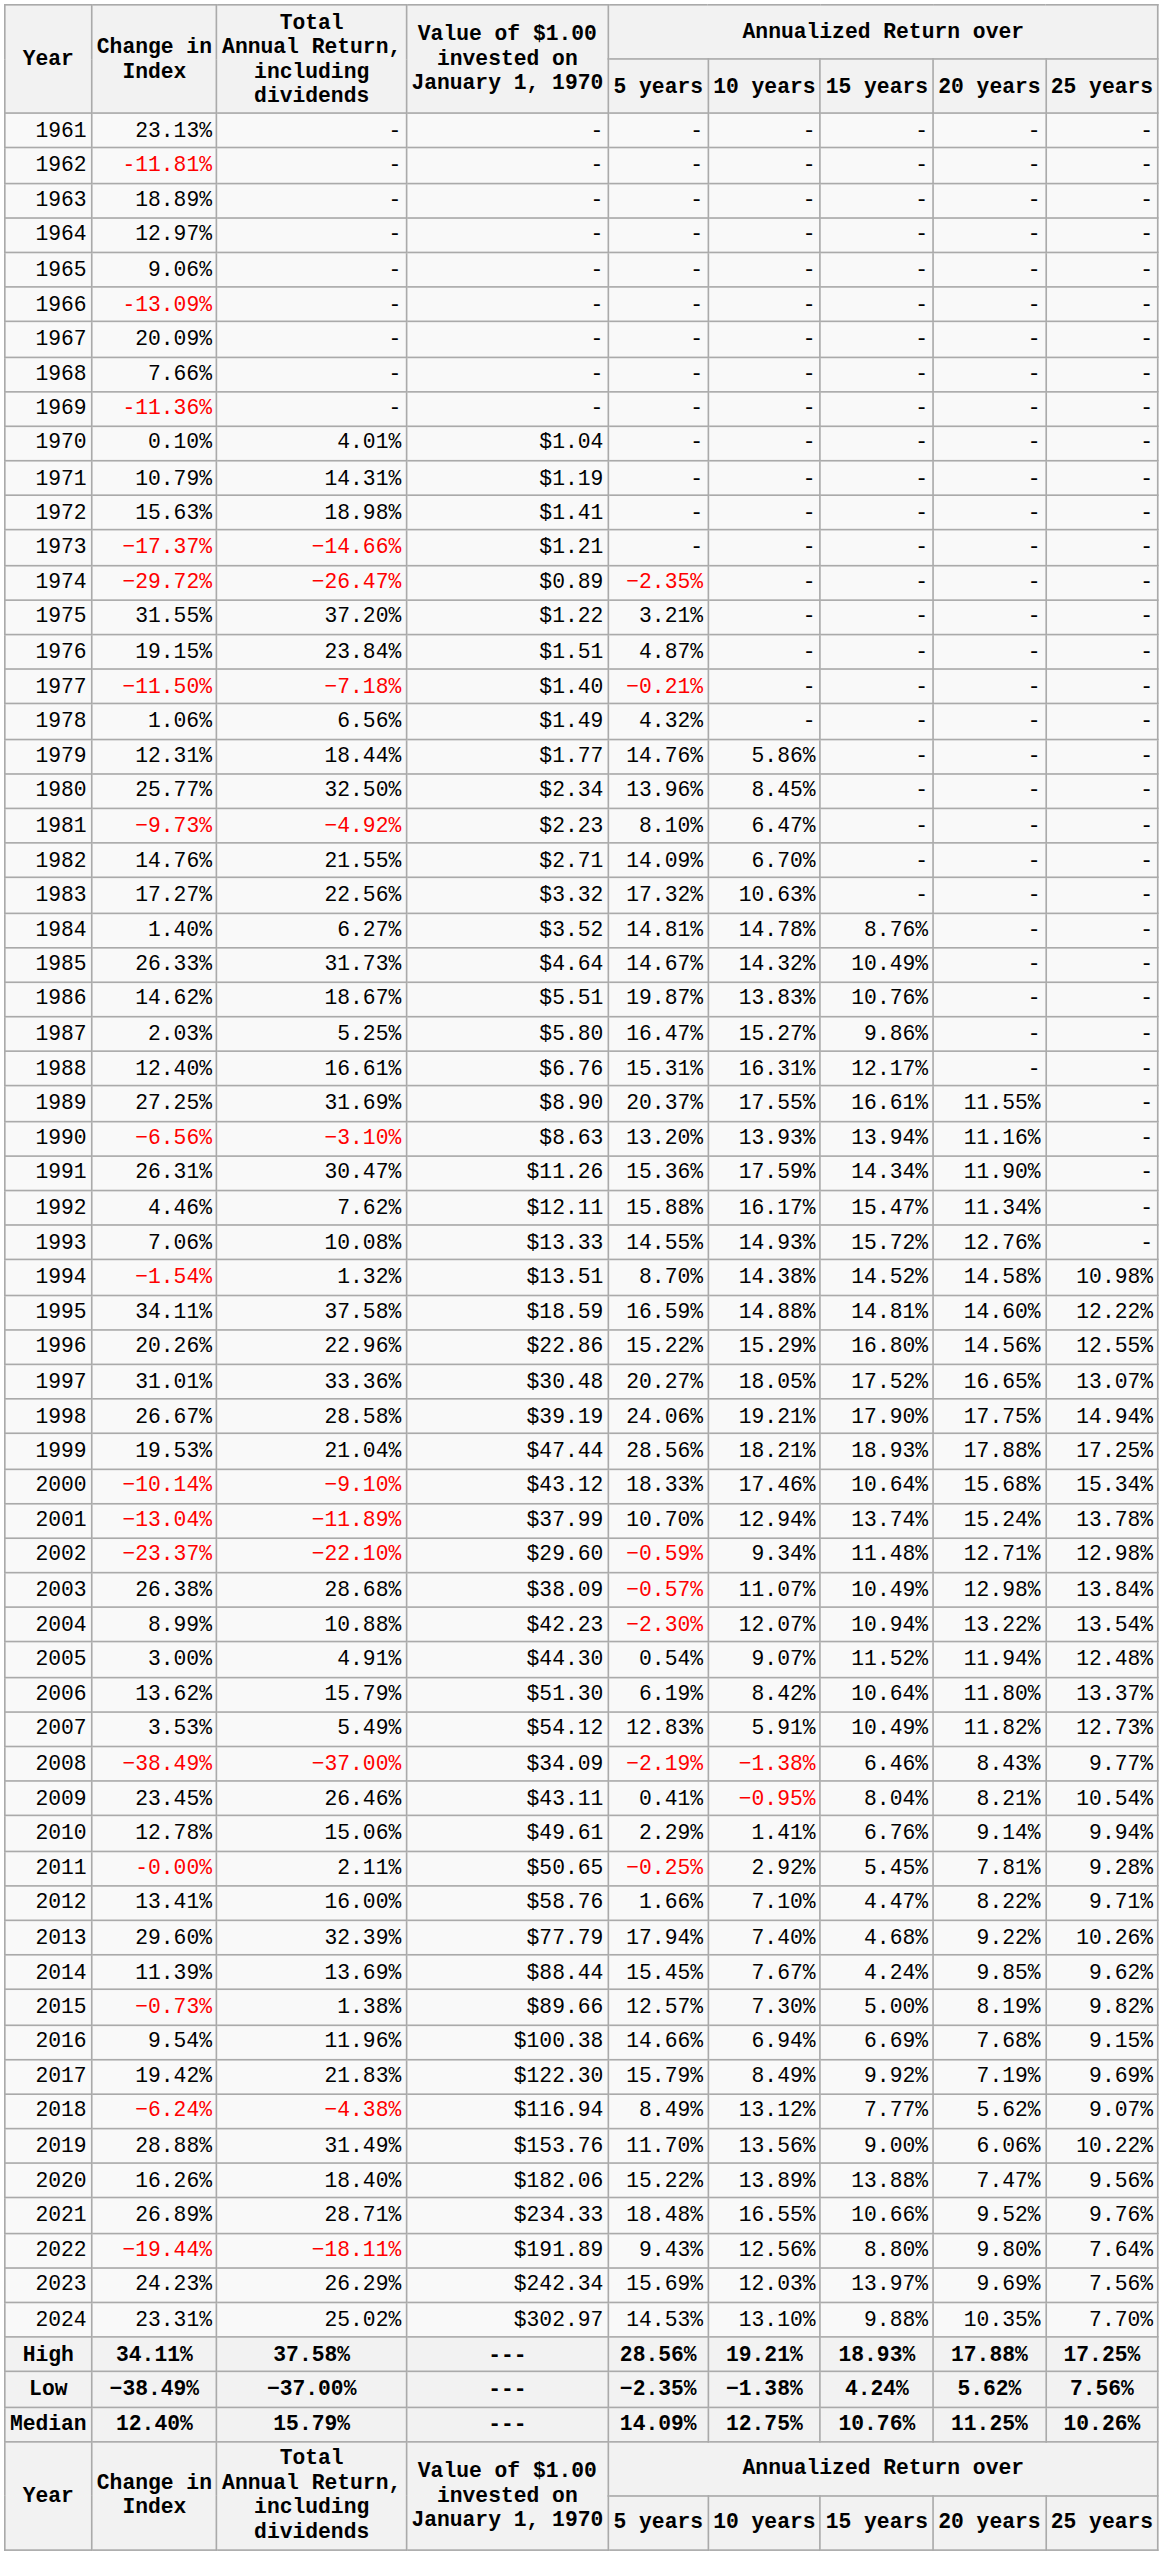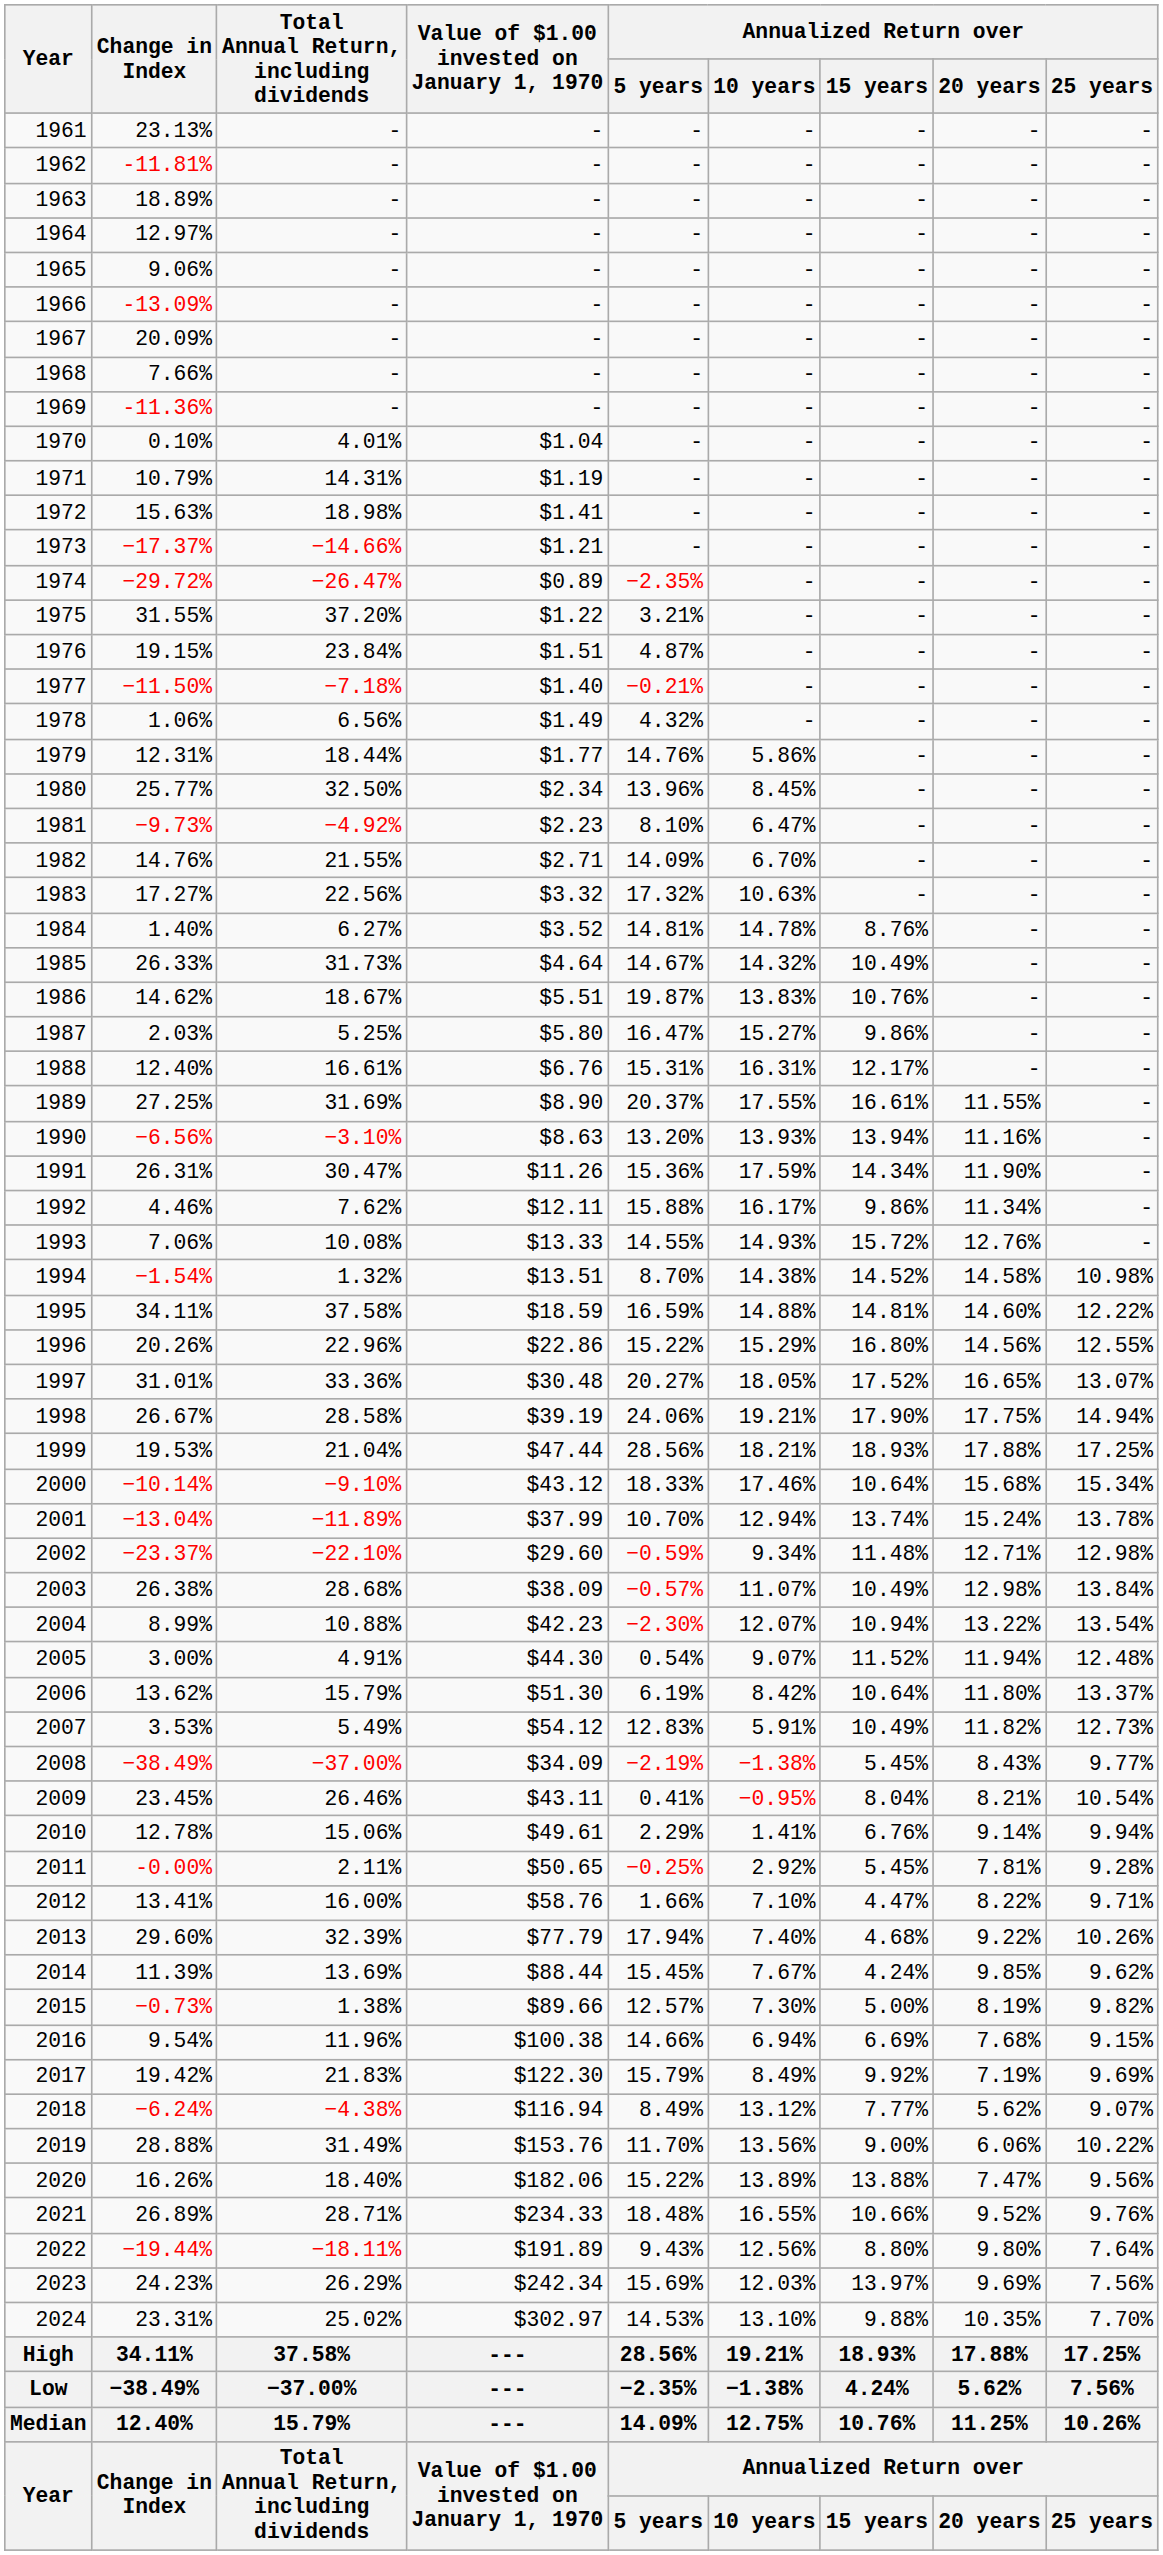(890, 1208) 15.47% -> (896, 1208) 9.86%
(896, 1764) 6.46% -> (896, 1764) 5.45%
